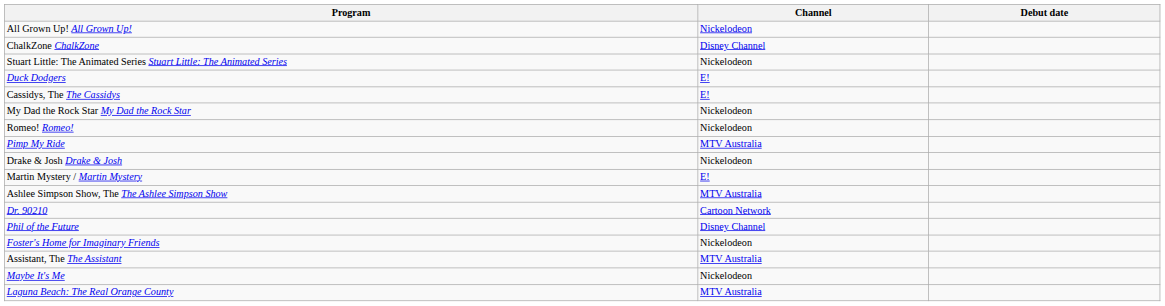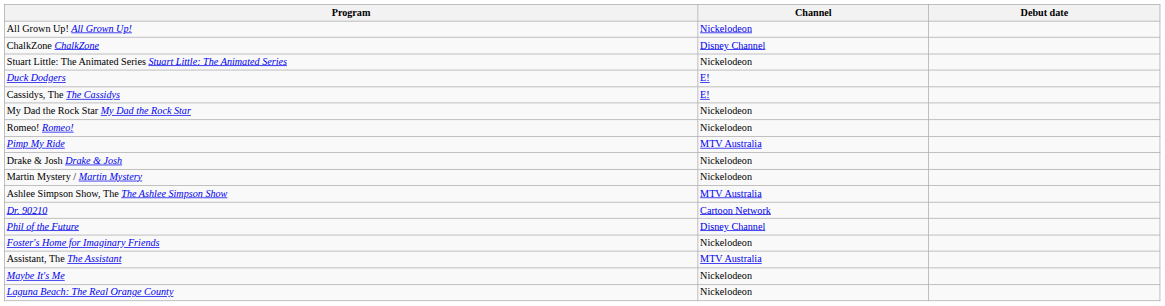(705, 177) E! -> (726, 177) Nickelodeon
(731, 292) MTV Australia -> (726, 292) Nickelodeon
